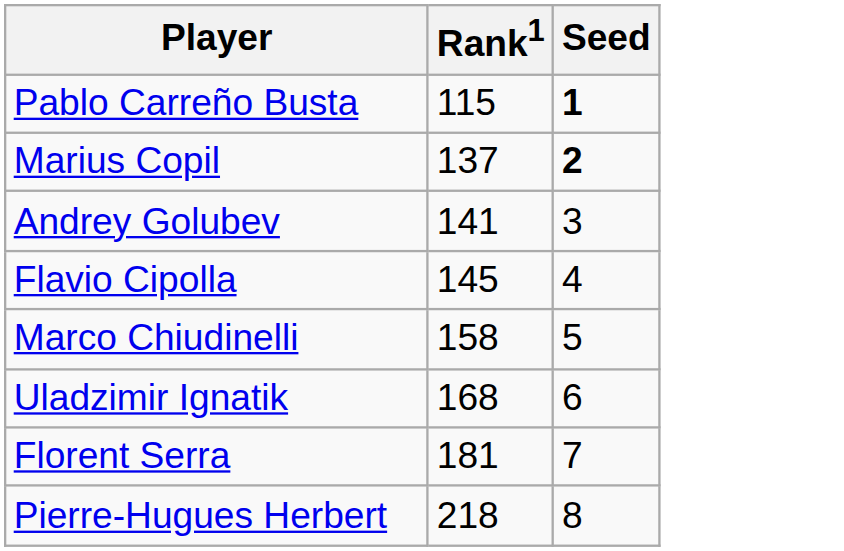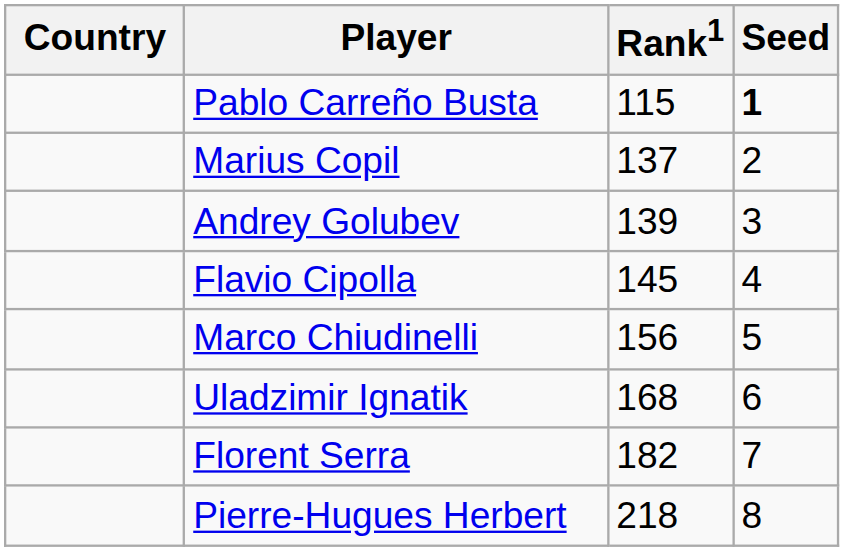+ column: (95, 38)
(572, 161) bold -> (752, 161) normal
(468, 220) 141 -> (647, 220) 139
(468, 338) 158 -> (647, 338) 156
(468, 456) 181 -> (647, 456) 182
